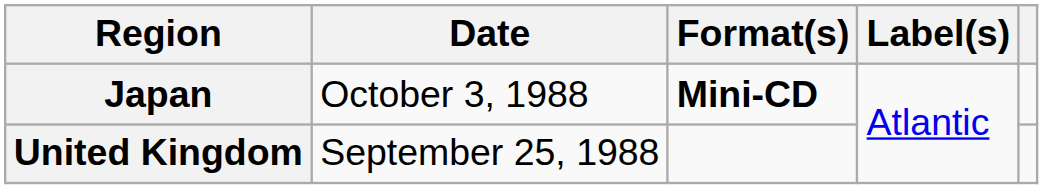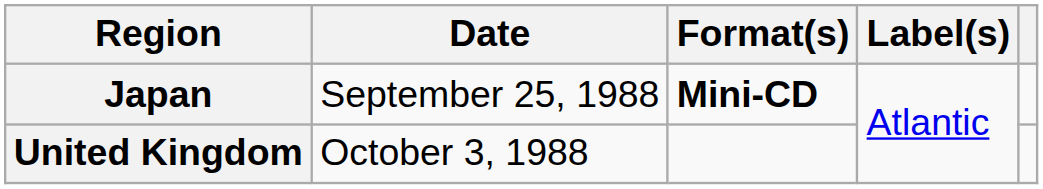(454, 93) October 3, 1988 -> (490, 93) September 25, 1988
(490, 152) September 25, 1988 -> (454, 152) October 3, 1988
